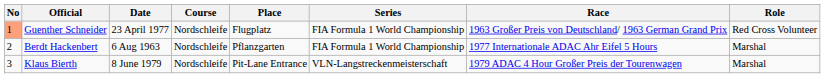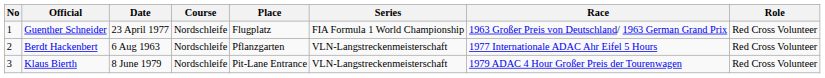(9, 29) lightsalmon background -> (9, 29) no background
(388, 46) FIA Formula 1 World Championship -> (380, 46) VLN-Langstreckenmeisterschaft
(749, 46) Marshal -> (775, 46) Red Cross Volunteer
(749, 63) Marshal -> (775, 63) Red Cross Volunteer
